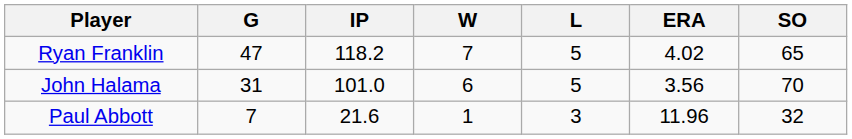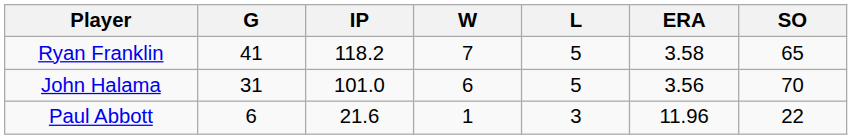(251, 52) 47 -> (251, 52) 41
(684, 52) 4.02 -> (684, 52) 3.58
(251, 117) 7 -> (251, 117) 6
(792, 117) 32 -> (792, 117) 22
